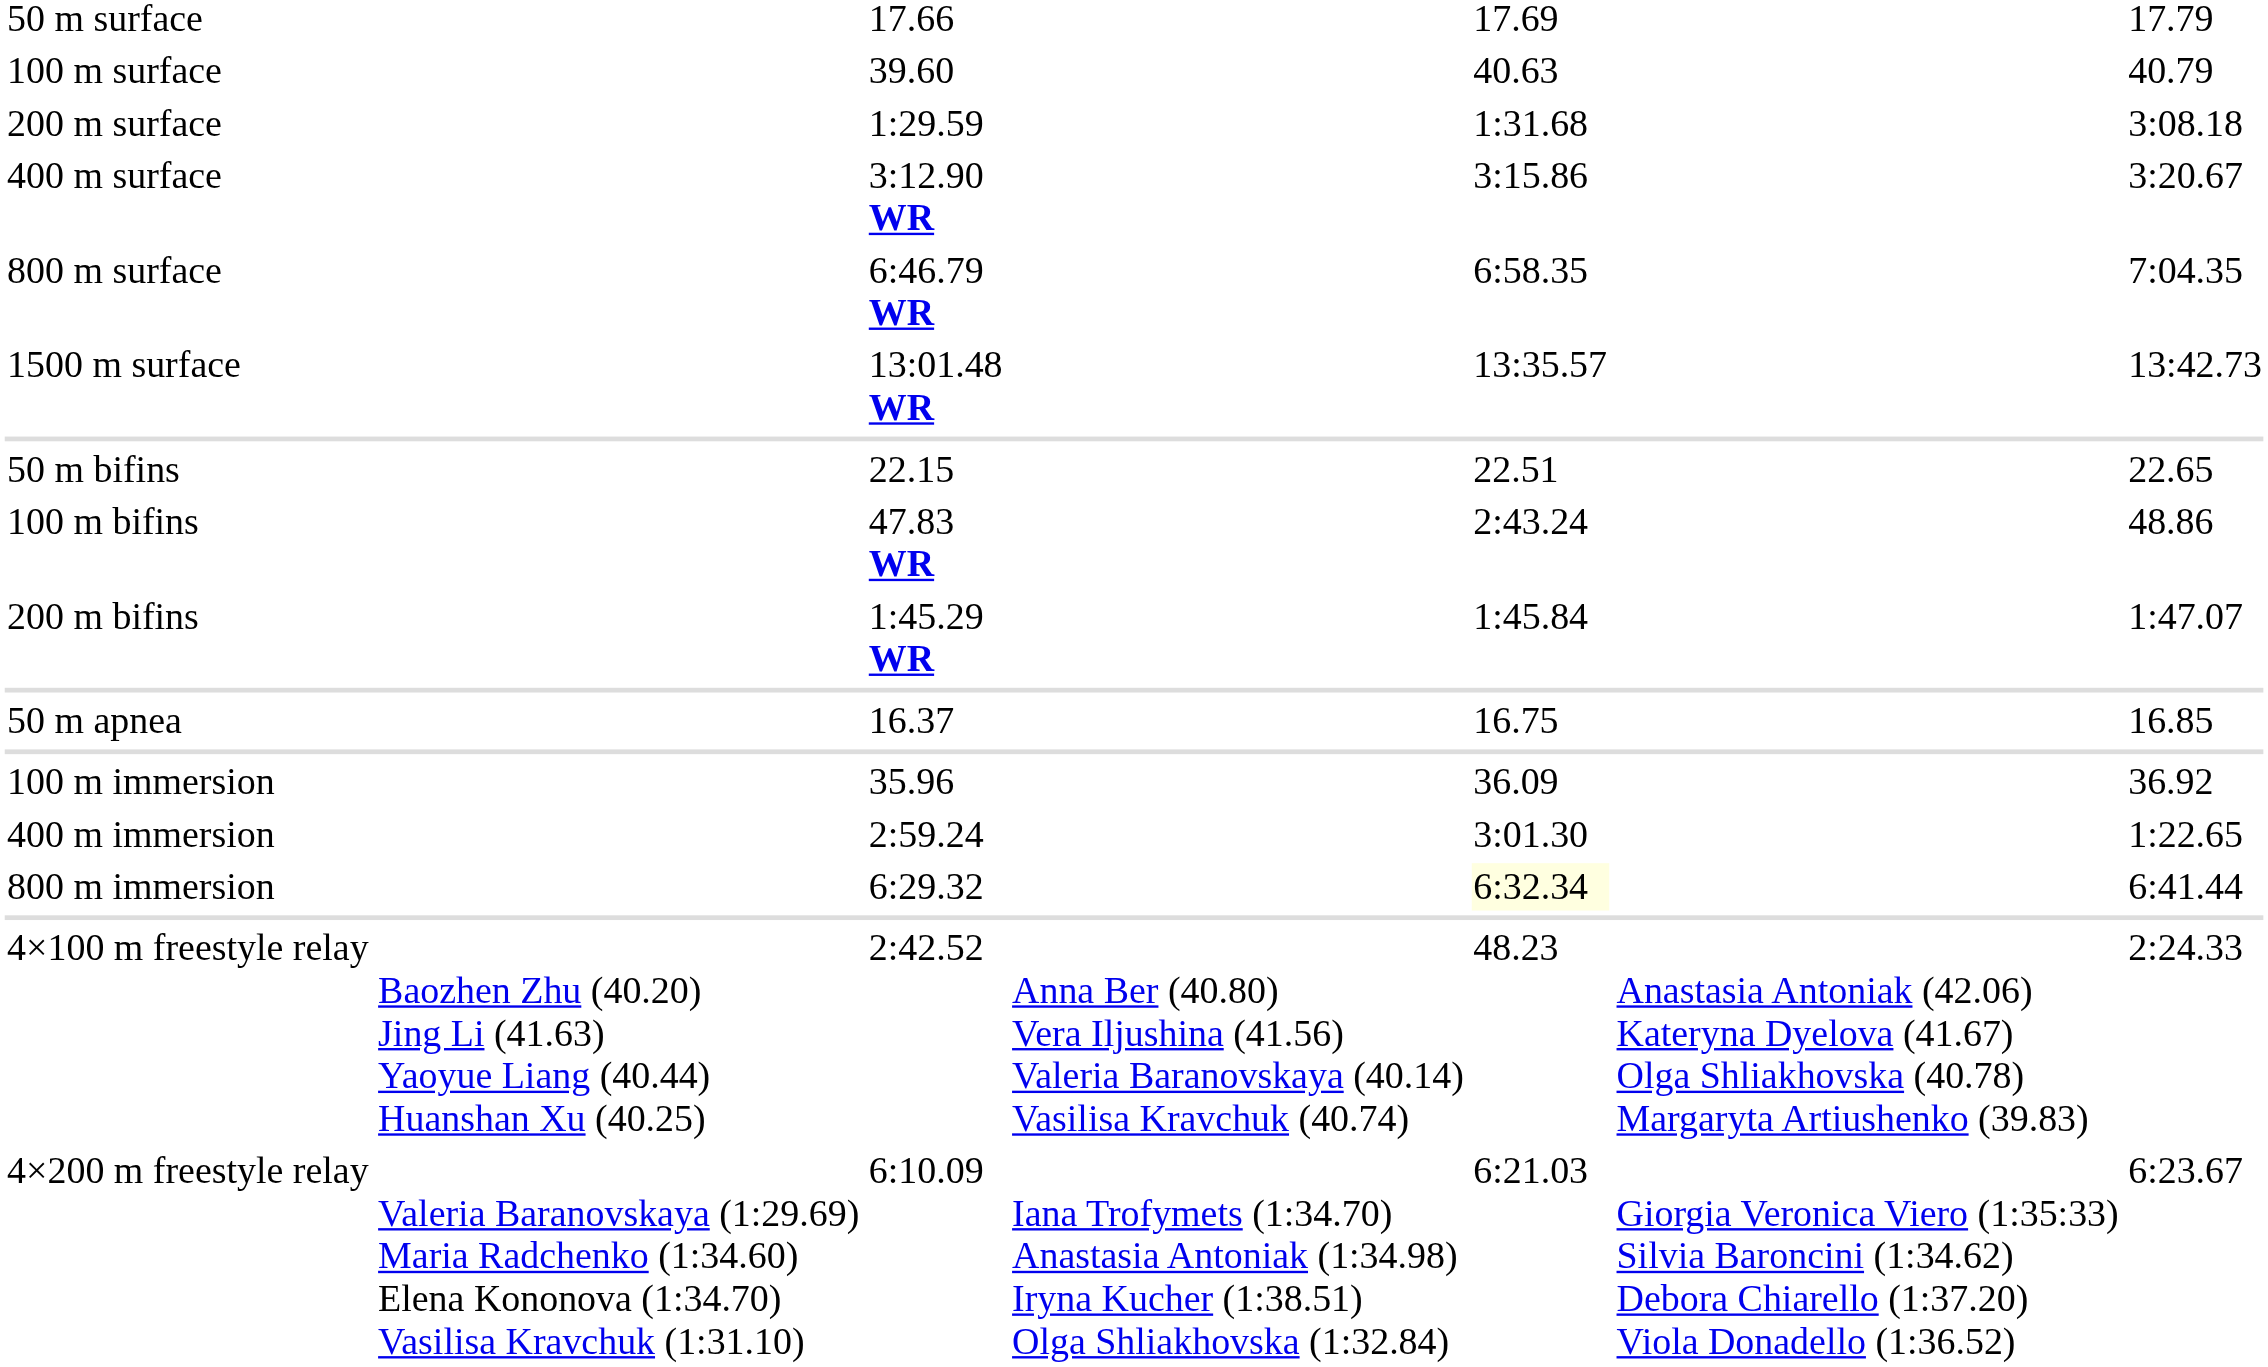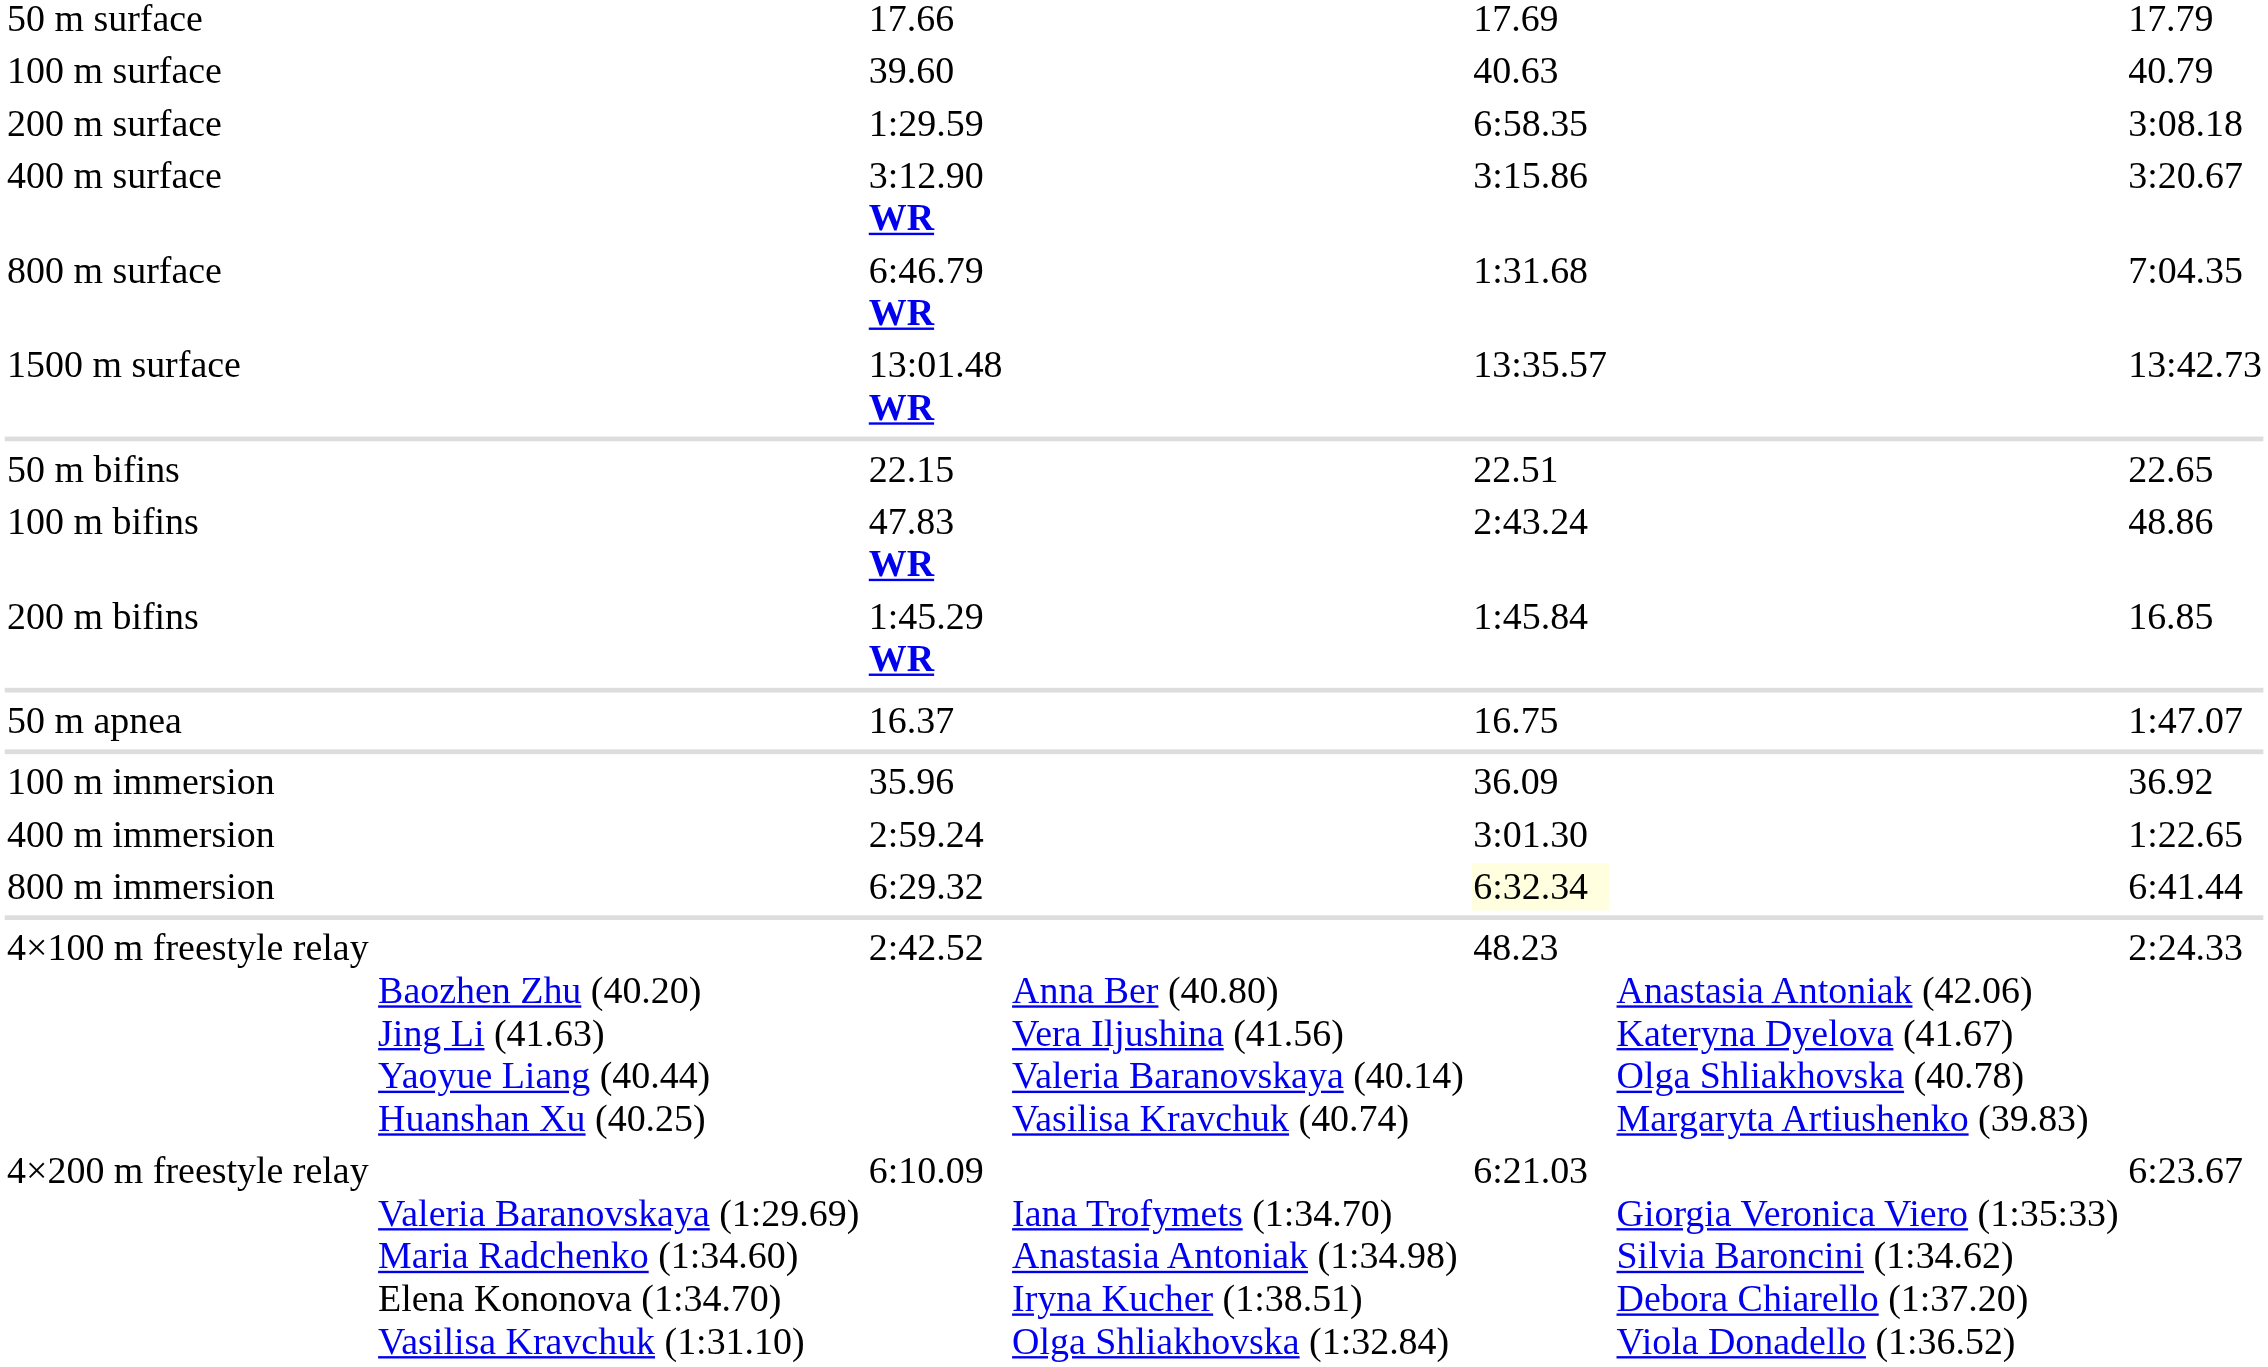(1531, 123) 1:31.68 -> (1531, 123) 6:58.35
(1531, 269) 6:58.35 -> (1531, 269) 1:31.68
(2186, 615) 1:47.07 -> (2171, 615) 16.85
(2171, 720) 16.85 -> (2186, 720) 1:47.07
